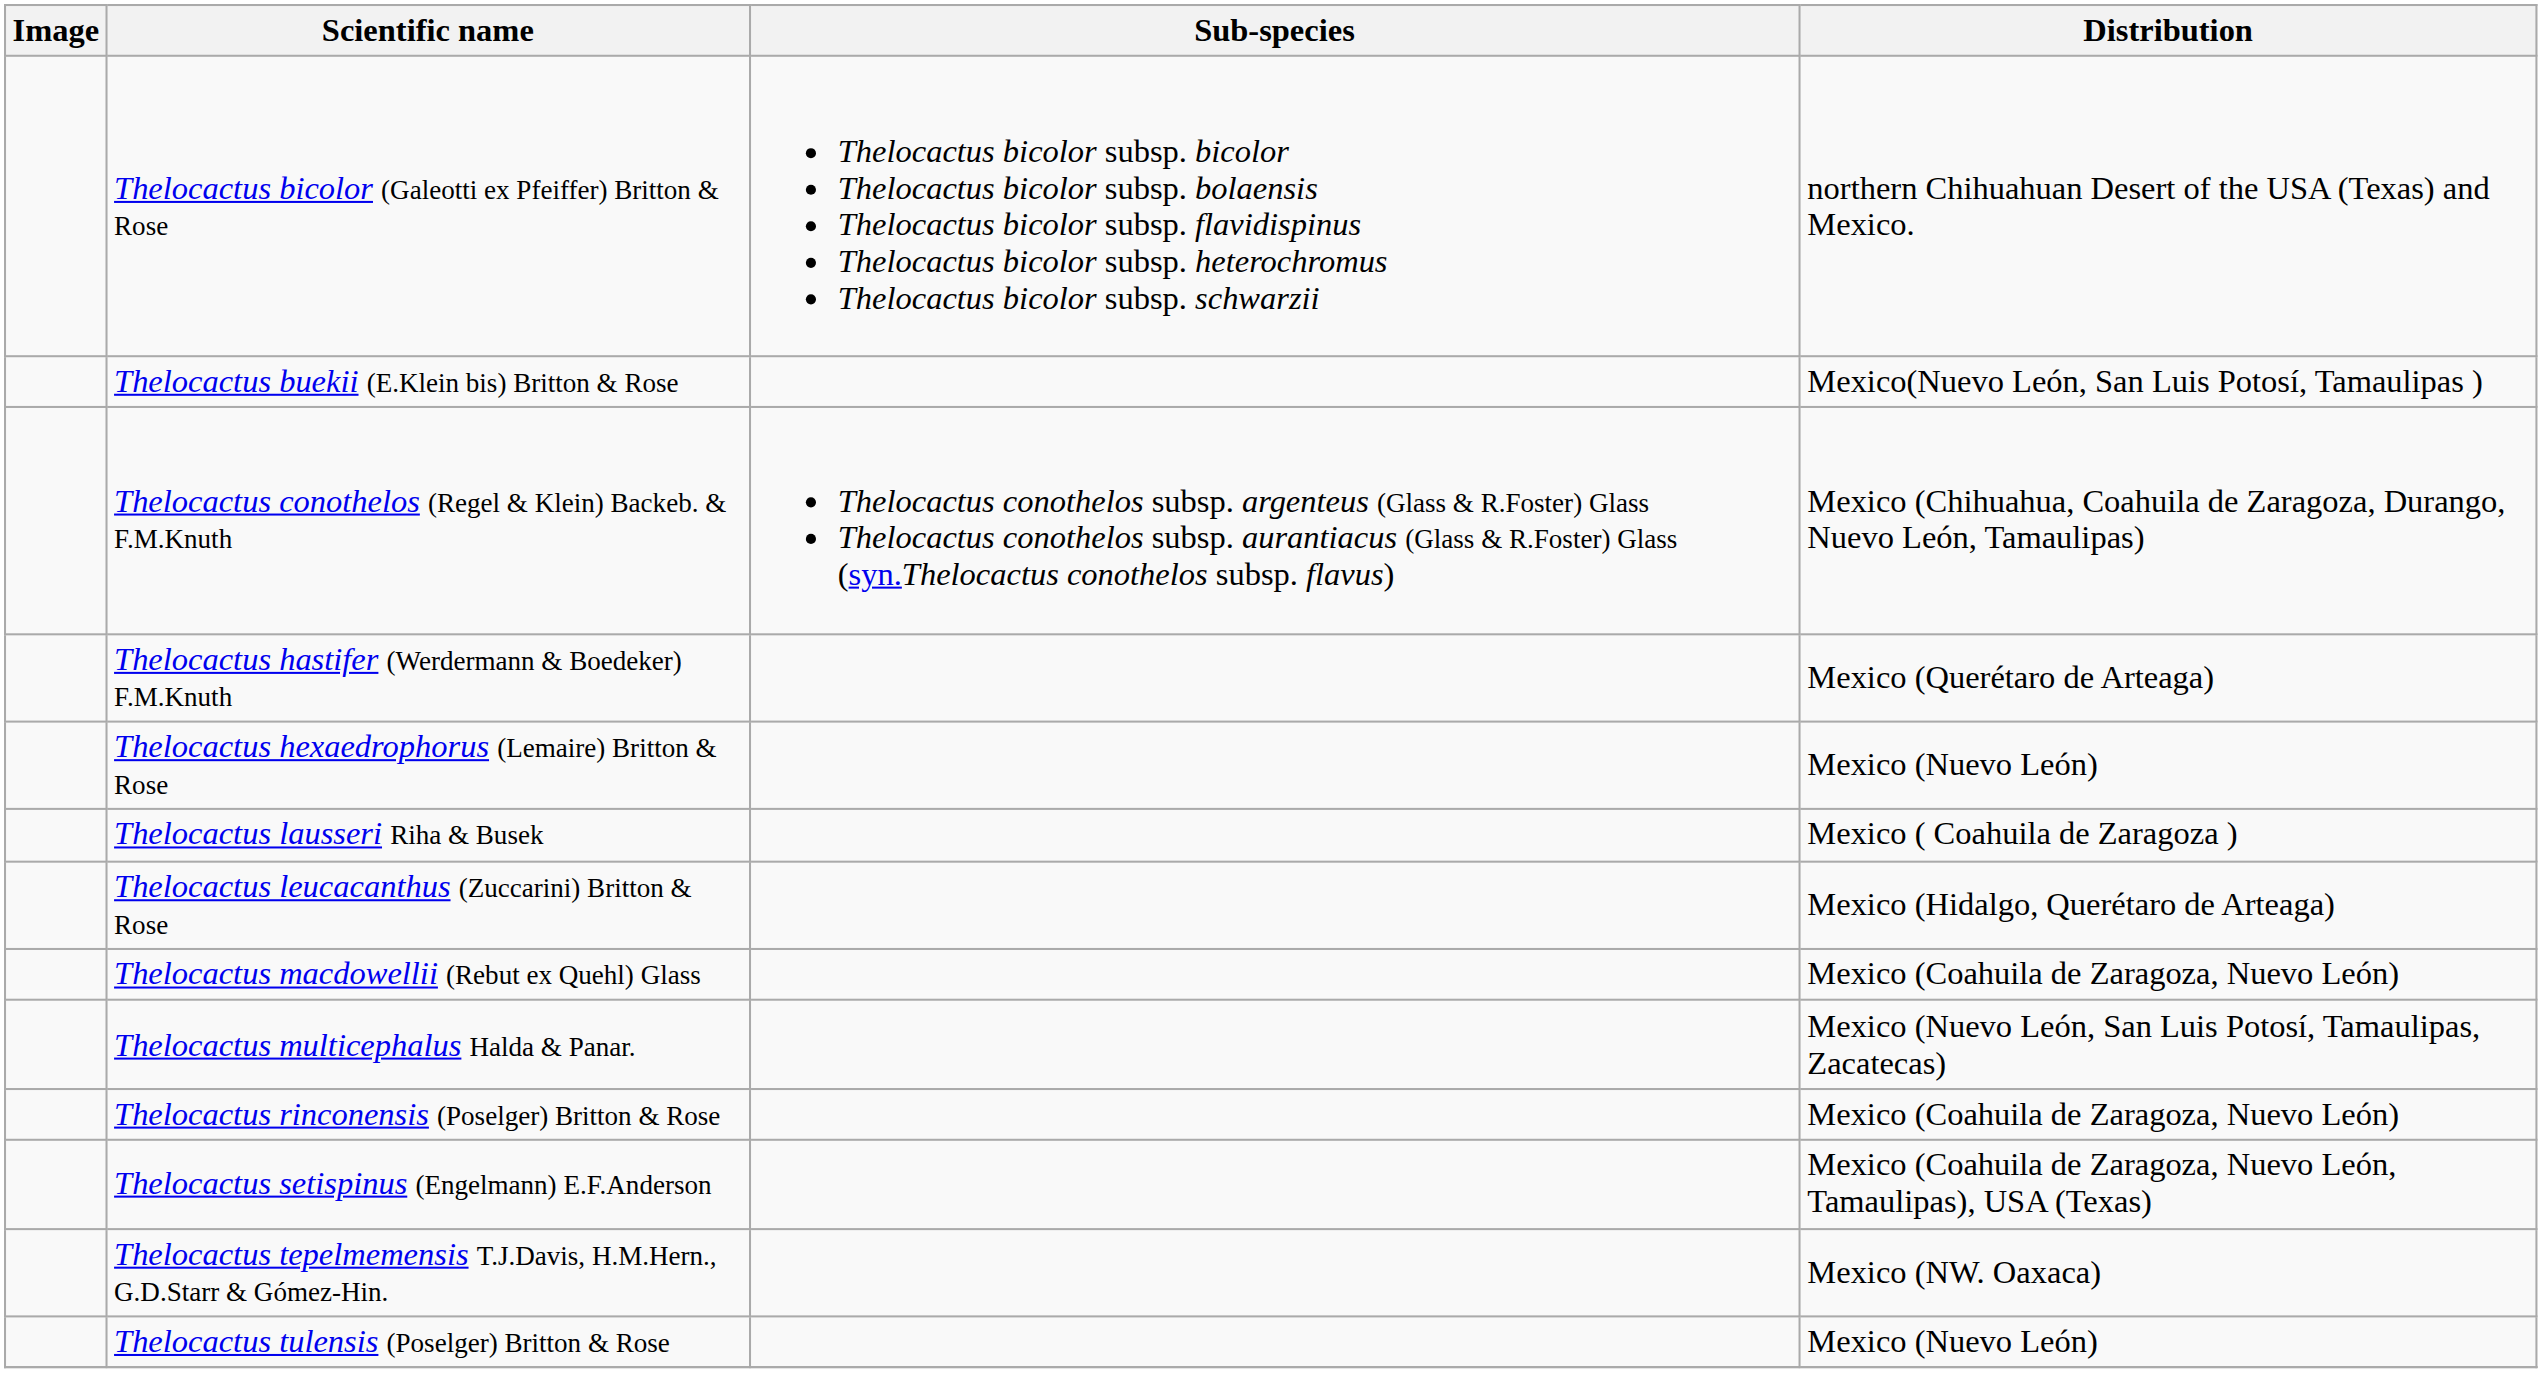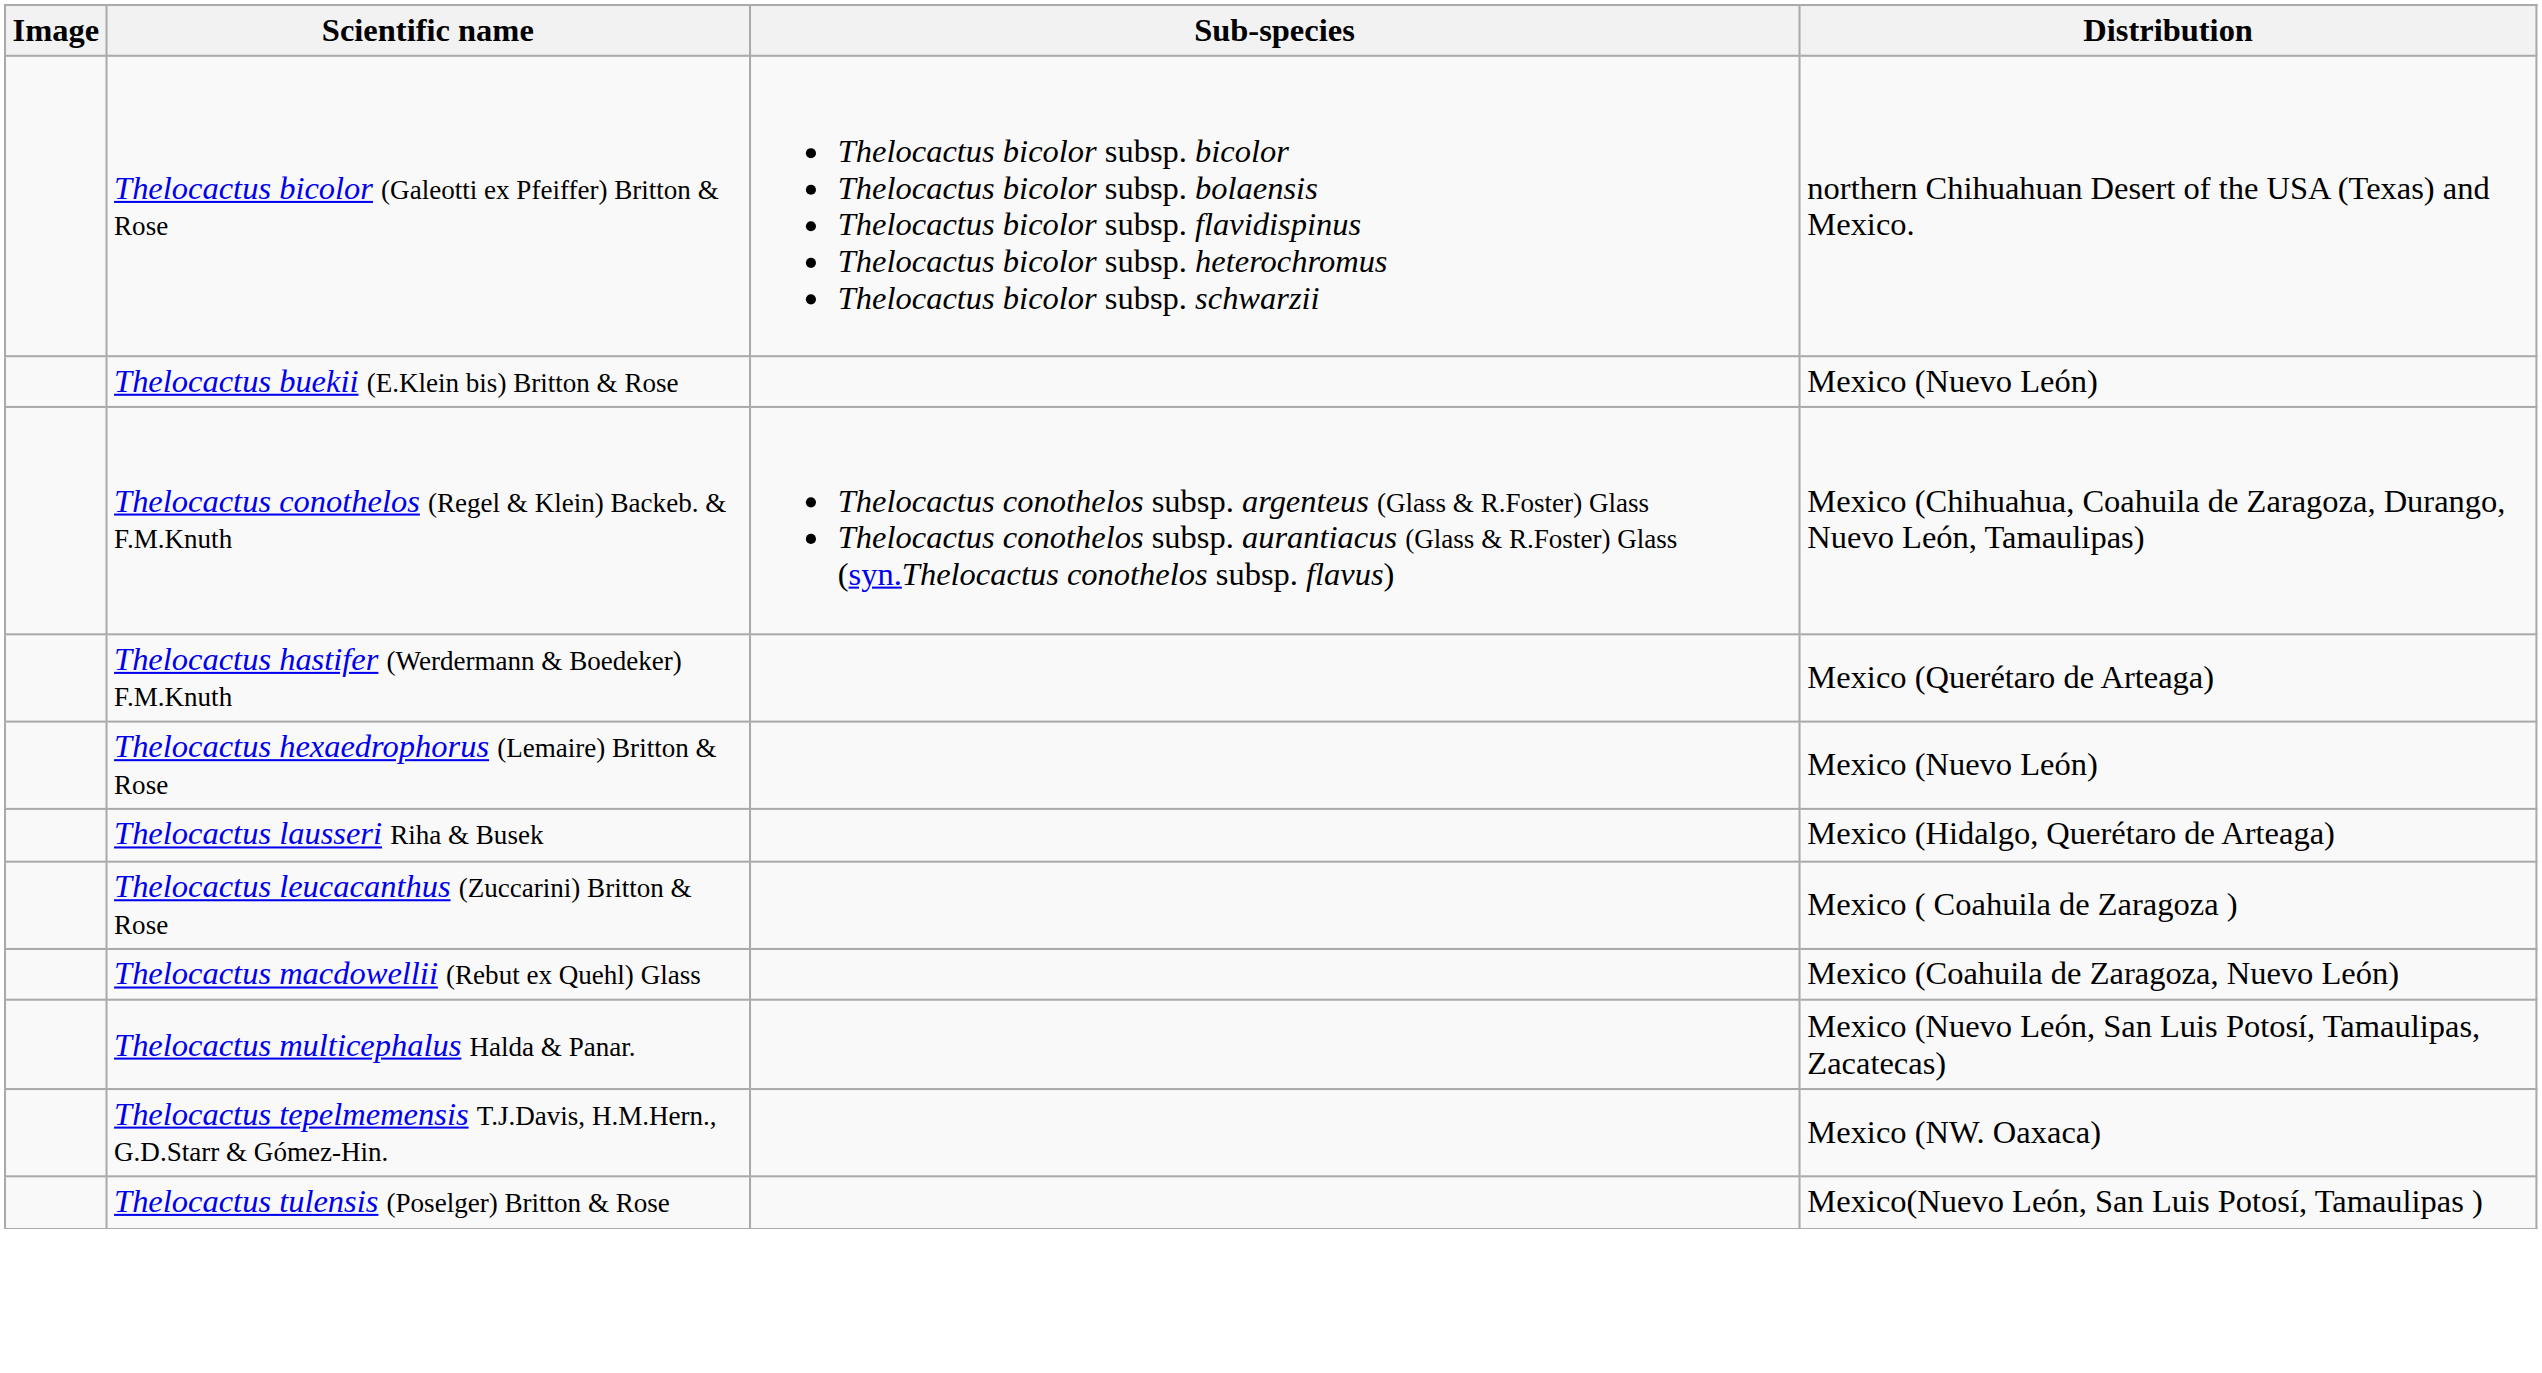(2145, 380) Mexico(Nuevo León, San Luis Potosí, Tamaulipas ) -> (1953, 380) Mexico (Nuevo León)
(2022, 834) Mexico ( Coahuila de Zaragoza ) -> (2071, 834) Mexico (Hidalgo, Querétaro de Arteaga)
(2071, 904) Mexico (Hidalgo, Querétaro de Arteaga) -> (2022, 904) Mexico ( Coahuila de Zaragoza )
- row: (417, 1113)
- row: (413, 1183)
(1953, 1341) Mexico (Nuevo León) -> (2145, 1201) Mexico(Nuevo León, San Luis Potosí, Tamaulipas )
